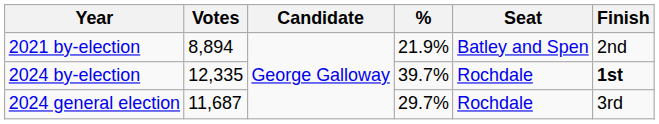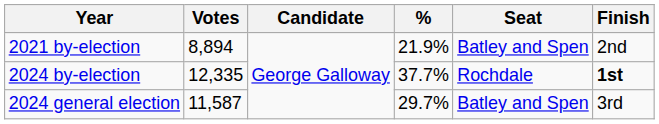(424, 75) 39.7% -> (424, 75) 37.7%
(215, 103) 11,687 -> (215, 103) 11,587
(495, 103) Rochdale -> (523, 103) Batley and Spen
